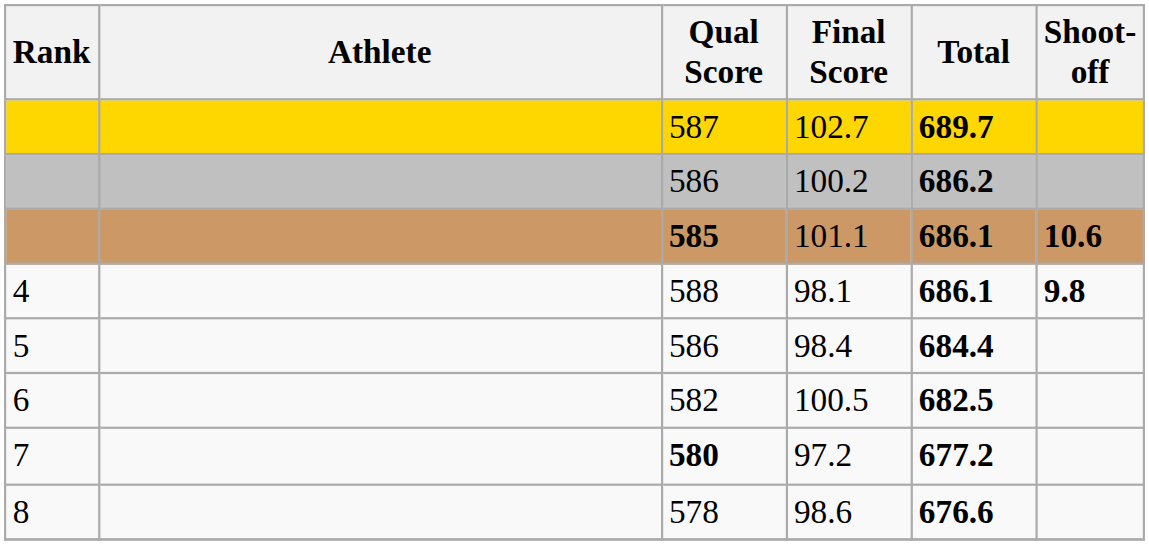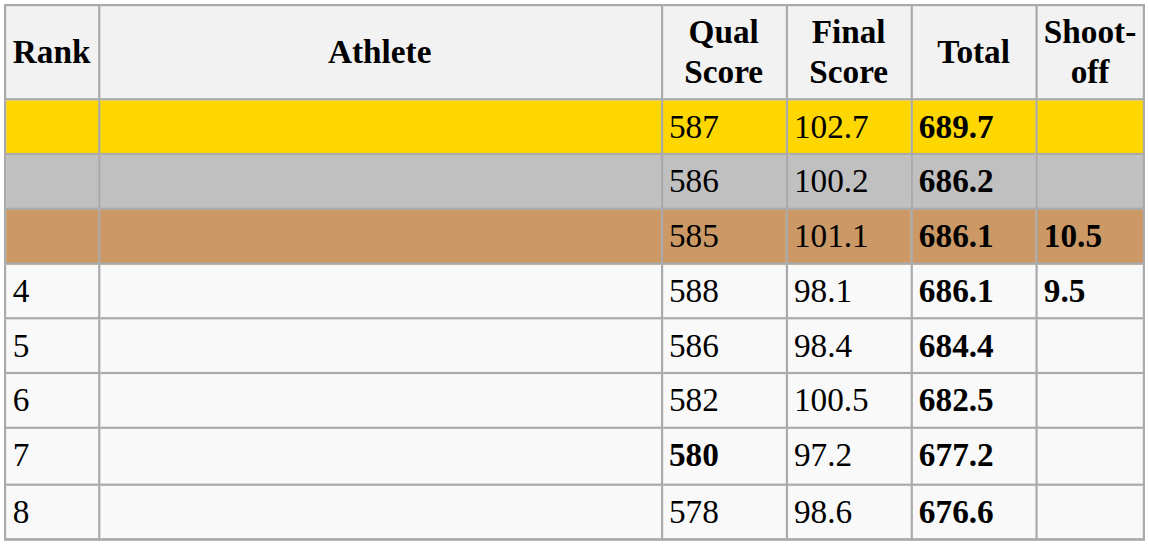(694, 236) bold -> (694, 236) normal
(1073, 236) 10.6 -> (1073, 236) 10.5
(1065, 291) 9.8 -> (1065, 291) 9.5
